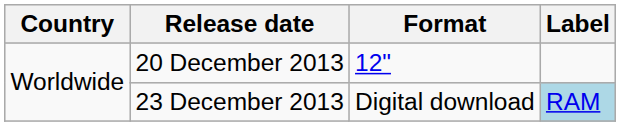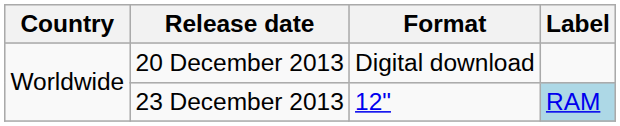(373, 62) 12" -> (445, 62) Digital download
(445, 101) Digital download -> (373, 101) 12"
